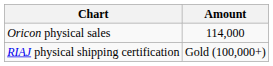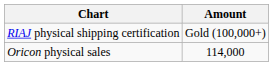rows swapped: (59, 33) <-> (93, 52)
